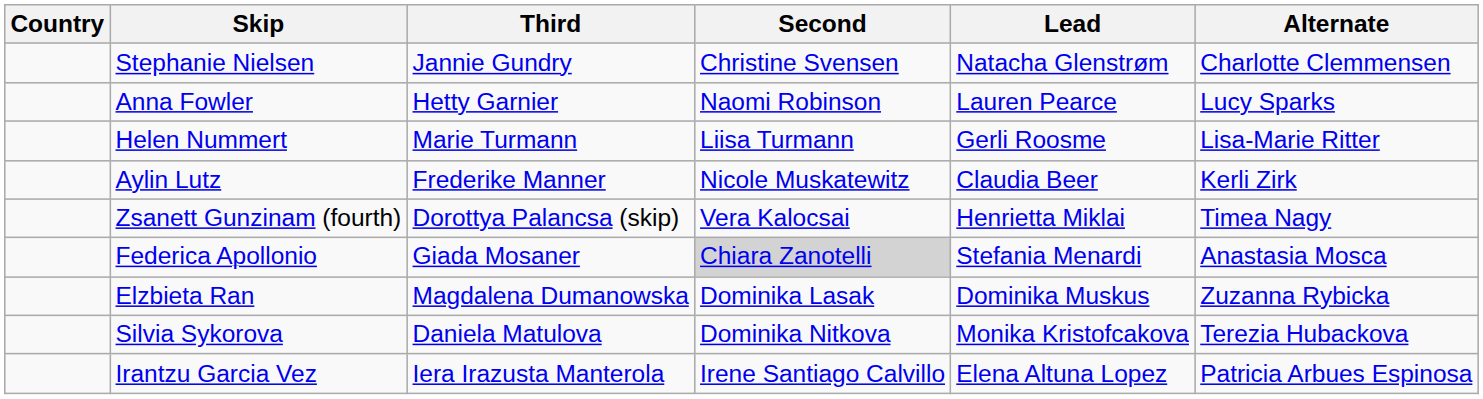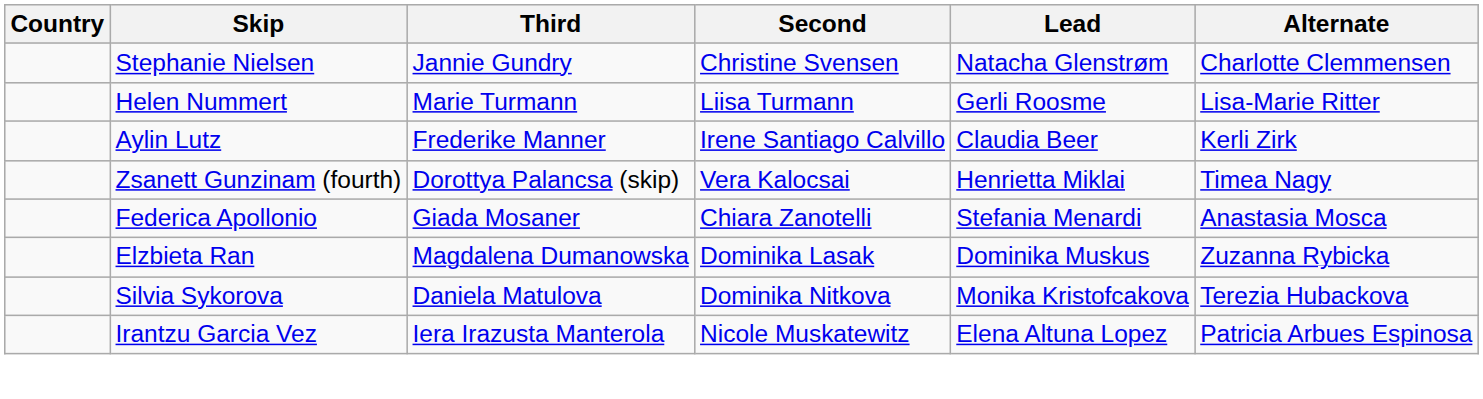- row: (184, 101)
(805, 179) Nicole Muskatewitz -> (823, 140) Irene Santiago Calvillo
(786, 256) lightgrey background -> (786, 218) no background
(823, 373) Irene Santiago Calvillo -> (805, 334) Nicole Muskatewitz
